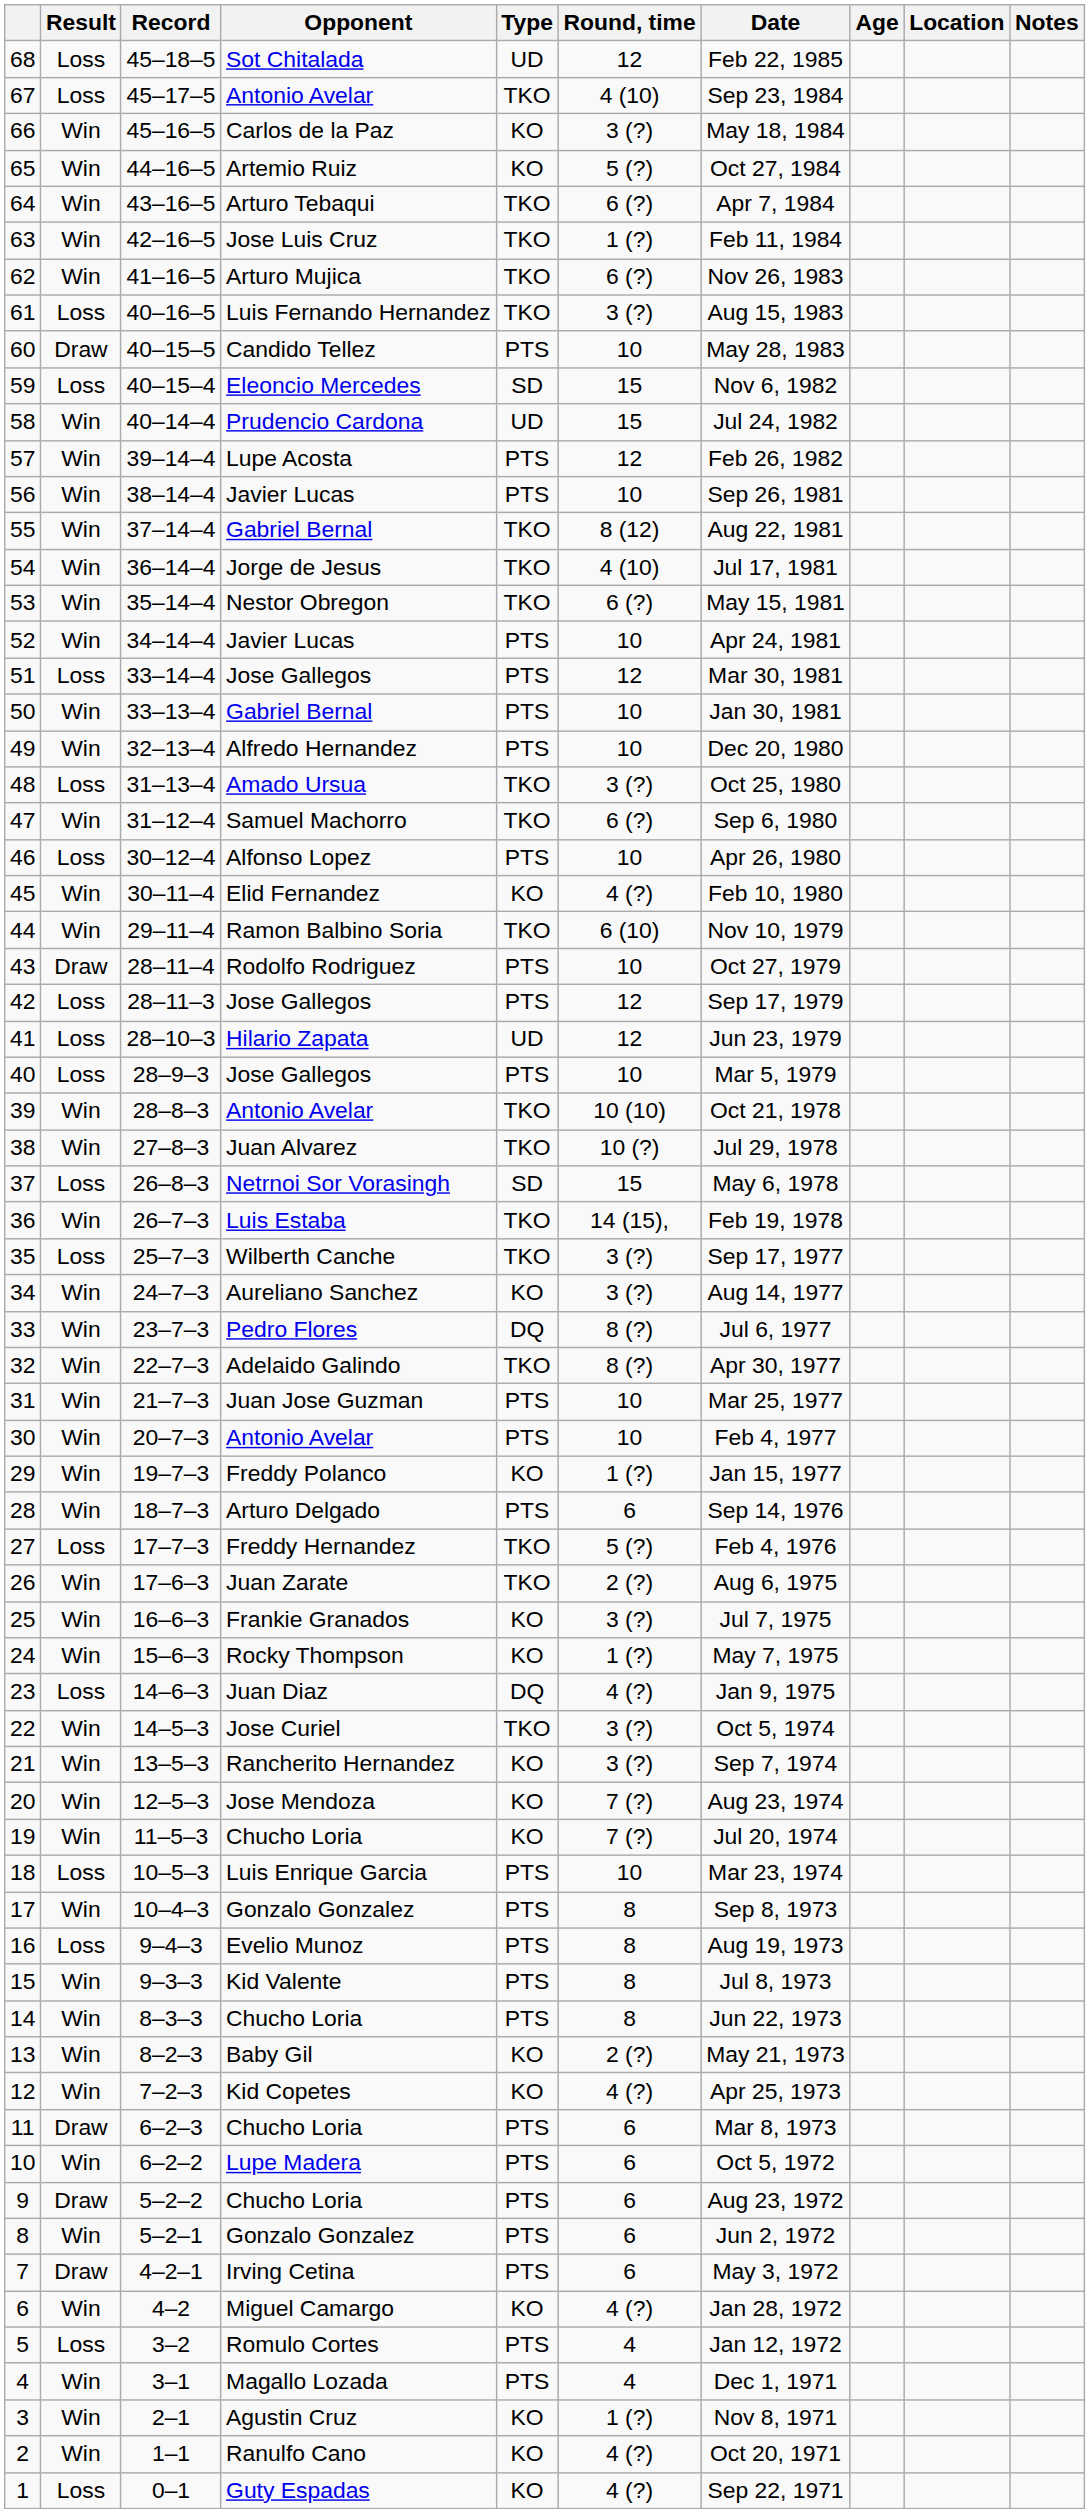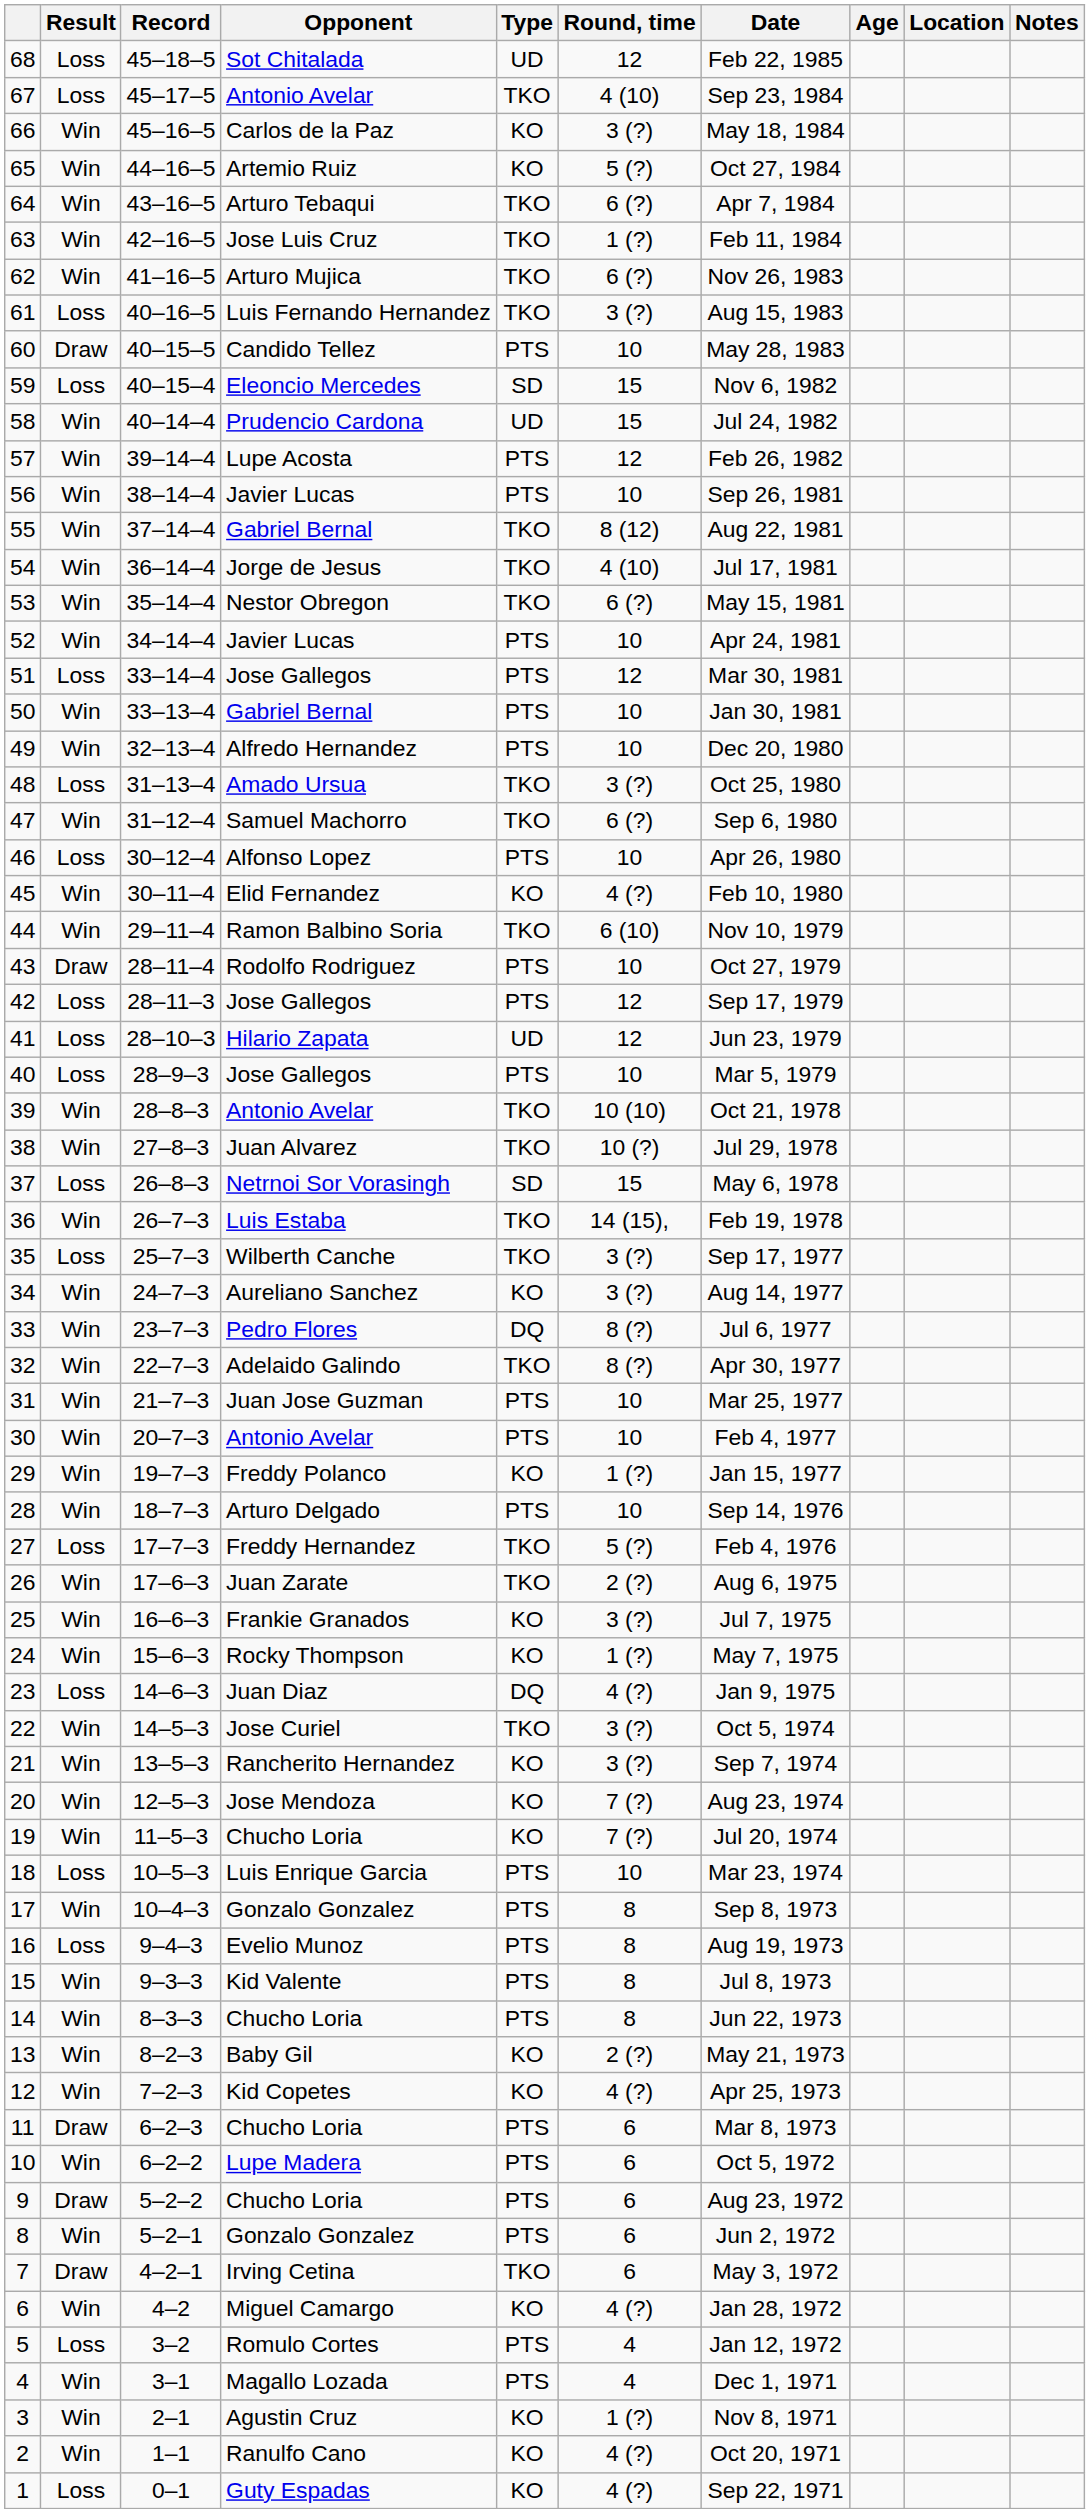(630, 1510) 6 -> (630, 1510) 10
(527, 2272) PTS -> (527, 2272) TKO
